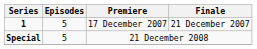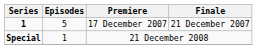(64, 38) 5 -> (64, 38) 1
